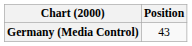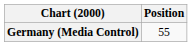(164, 32) 43 -> (164, 32) 55
